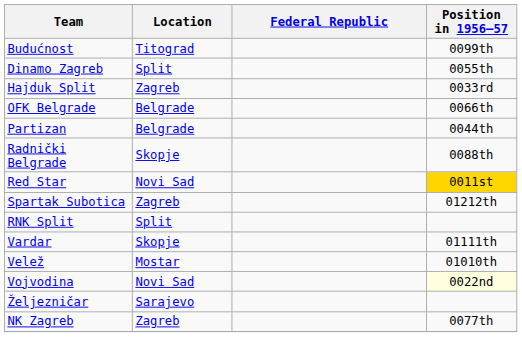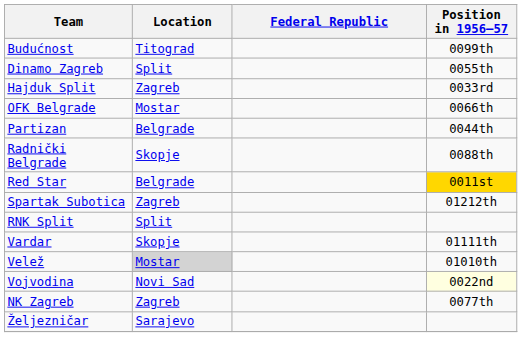(165, 108) Belgrade -> (157, 108) Mostar
(165, 182) Novi Sad -> (165, 182) Belgrade
(157, 262) no background -> (157, 262) lightgrey background
rows swapped: (40, 321) <-> (48, 302)
